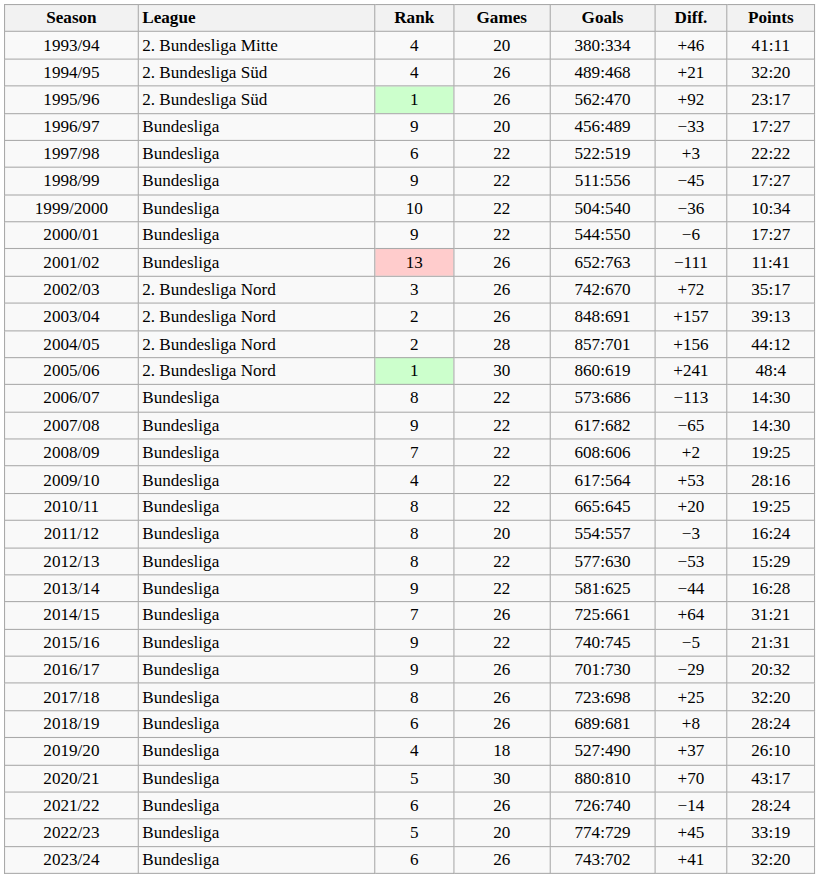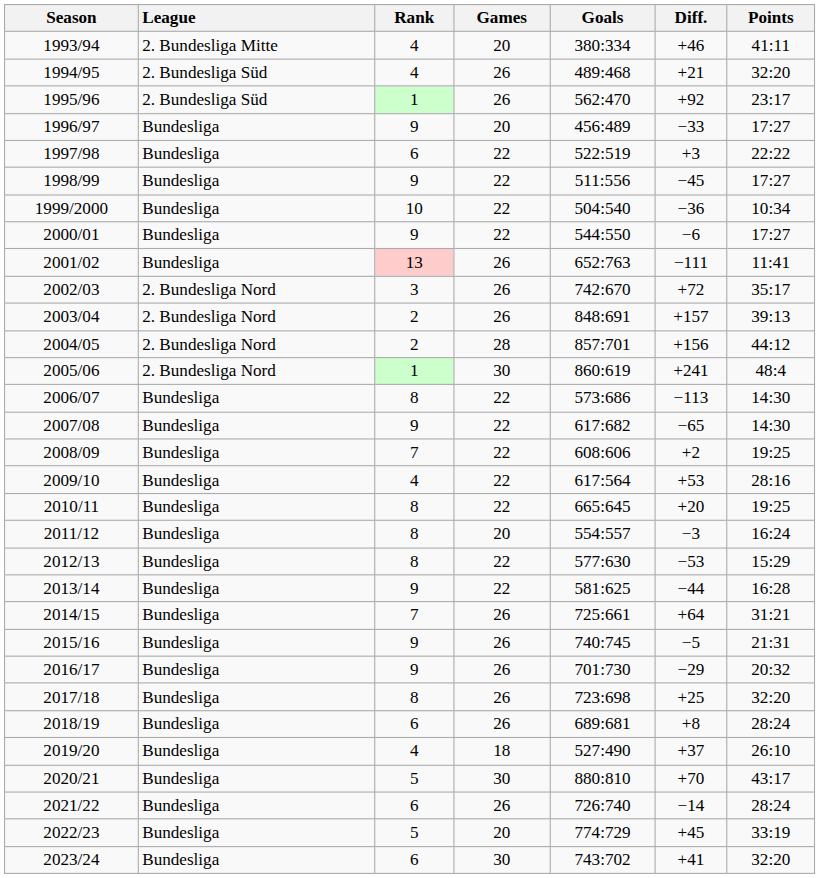(502, 642) 22 -> (502, 642) 26
(502, 859) 26 -> (502, 859) 30
